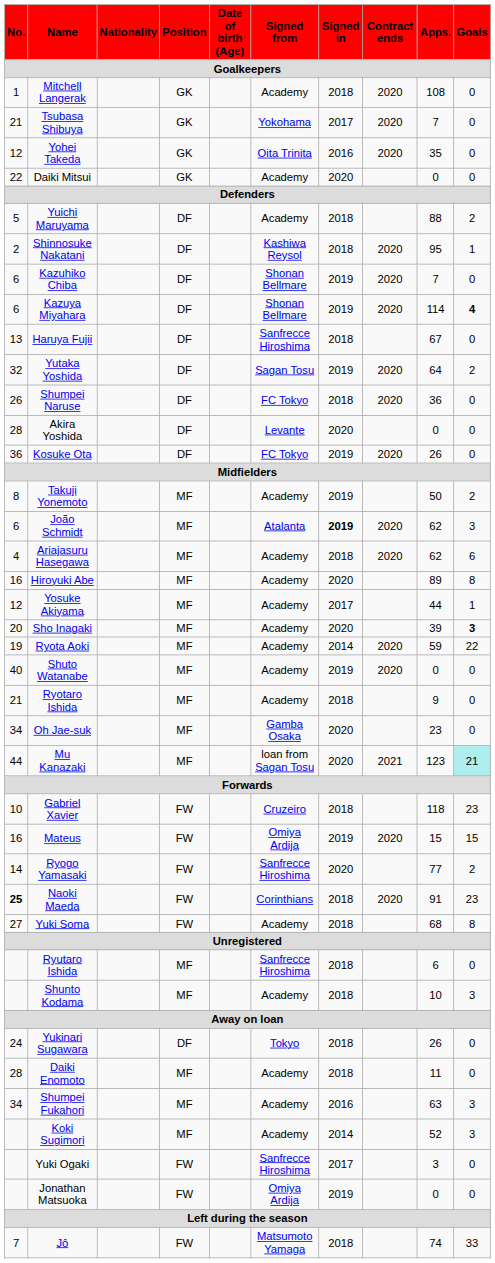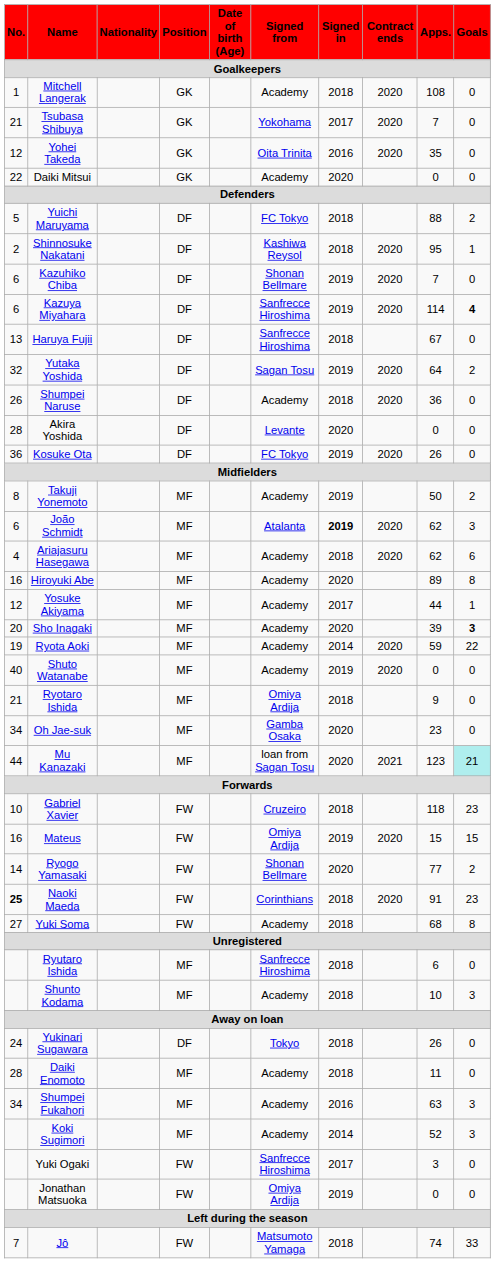(285, 219) Academy -> (285, 219) FC Tokyo
(285, 310) Shonan Bellmare -> (285, 310) Sanfrecce Hiroshima
(285, 400) FC Tokyo -> (285, 400) Academy
(285, 701) Academy -> (285, 701) Omiya Ardija
(285, 870) Sanfrecce Hiroshima -> (285, 870) Shonan Bellmare
